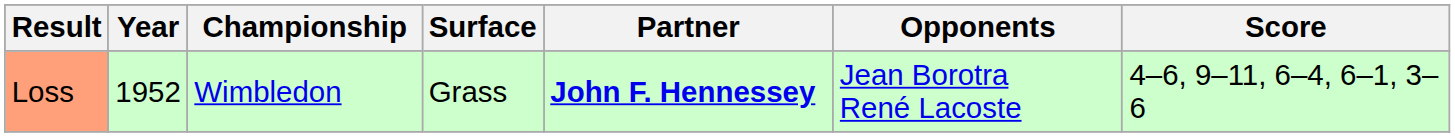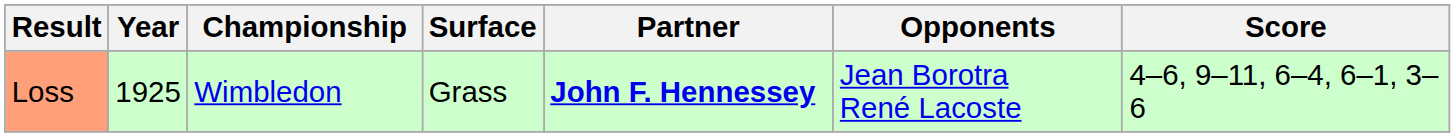(148, 91) 1952 -> (148, 91) 1925
